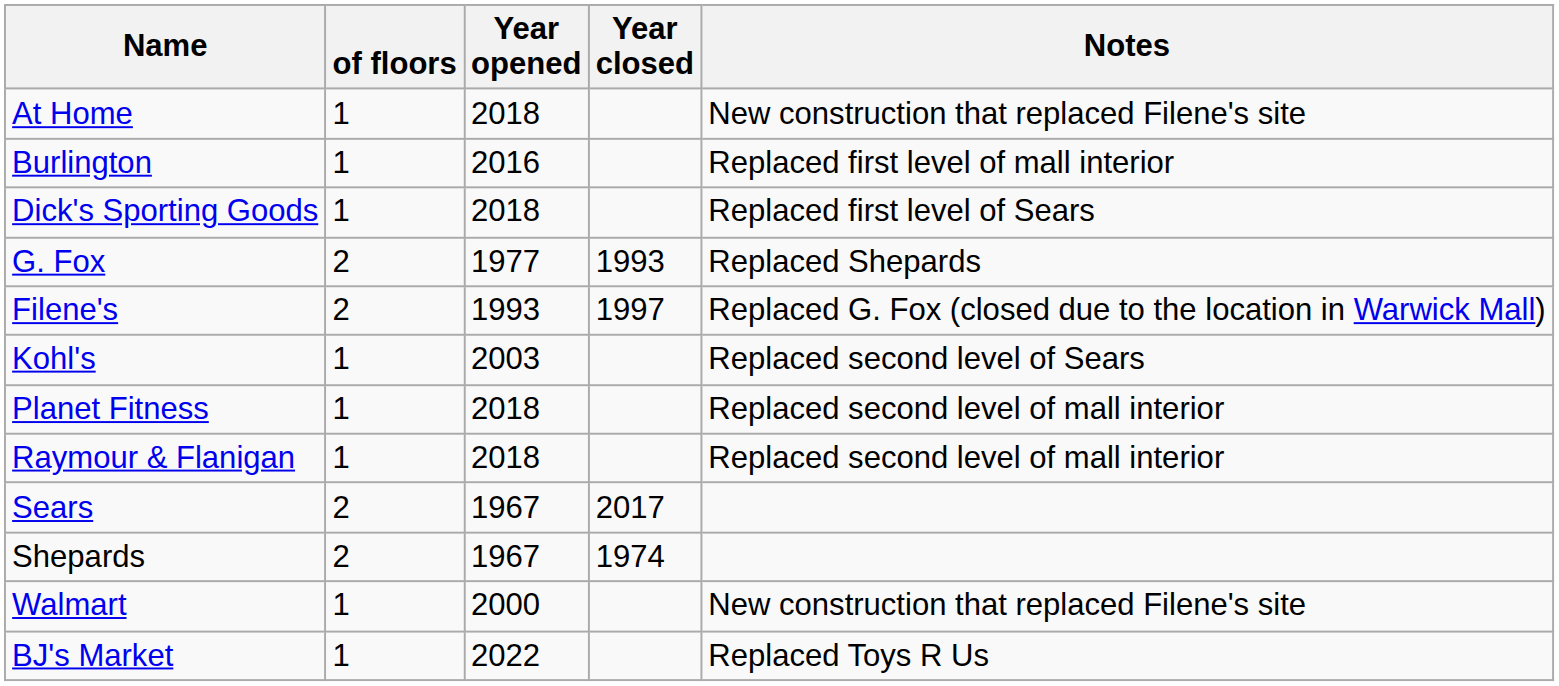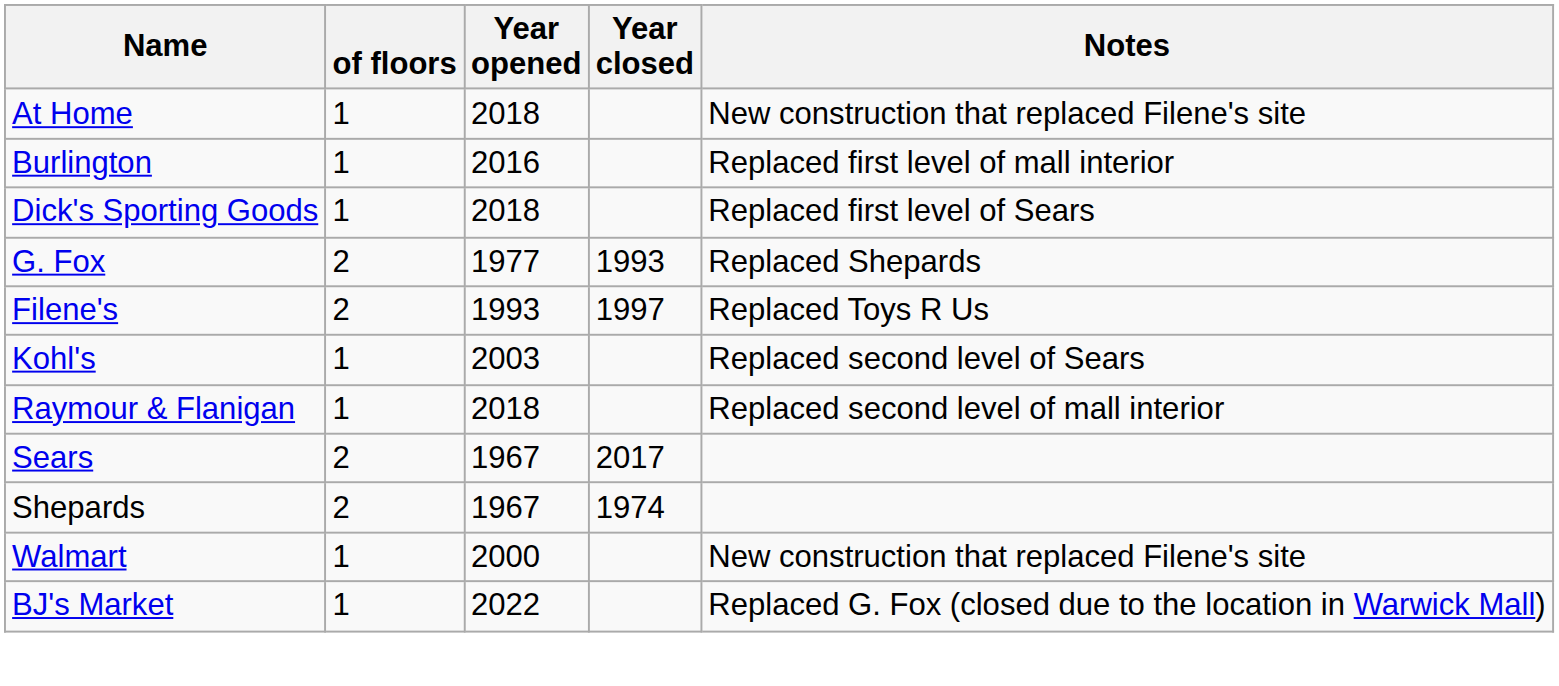(1127, 310) Replaced G. Fox (closed due to the location in Warwick Mall) -> (849, 310) Replaced Toys R Us
- row: (110, 408)
(849, 654) Replaced Toys R Us -> (1127, 605) Replaced G. Fox (closed due to the location in Warwick Mall)
